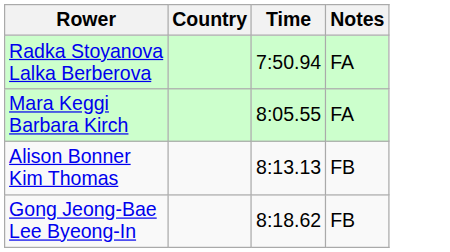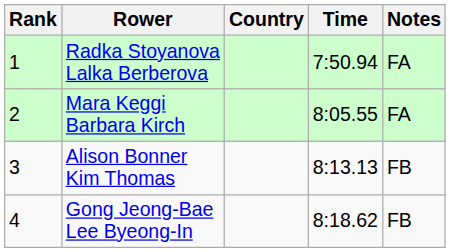+ column: (33, 19)
